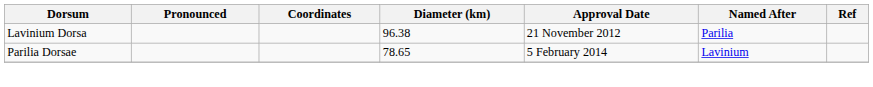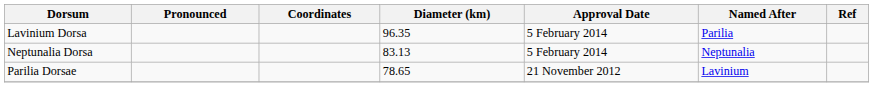(397, 33) 96.38 -> (397, 33) 96.35
(574, 33) 21 November 2012 -> (567, 33) 5 February 2014
+ row: (50, 52)
(567, 52) 5 February 2014 -> (574, 71) 21 November 2012
